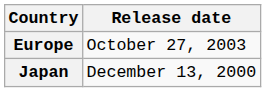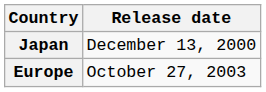rows swapped: (44, 72) <-> (44, 45)
